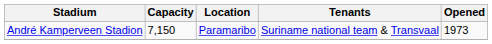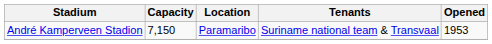(456, 30) 1973 -> (456, 30) 1953
